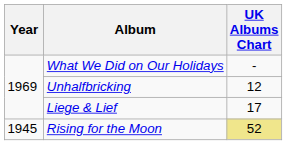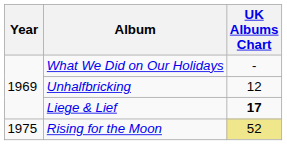(254, 108) normal -> (254, 108) bold
(22, 129) 1945 -> (22, 129) 1975
